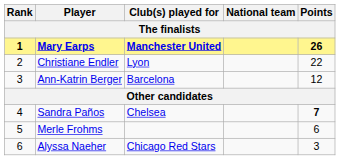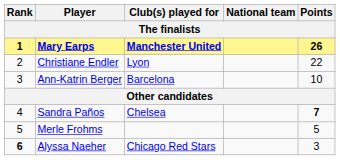(316, 79) 12 -> (316, 79) 10
(316, 130) 6 -> (316, 130) 5
(20, 146) normal -> (20, 146) bold
